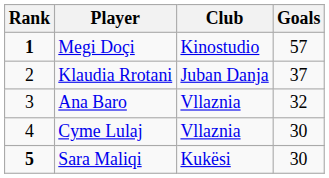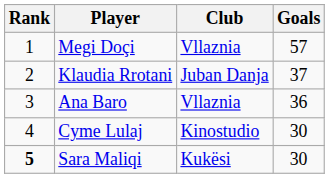(29, 46) bold -> (29, 46) normal
(220, 46) Kinostudio -> (211, 46) Vllaznia
(299, 103) 32 -> (299, 103) 36
(211, 131) Vllaznia -> (220, 131) Kinostudio
